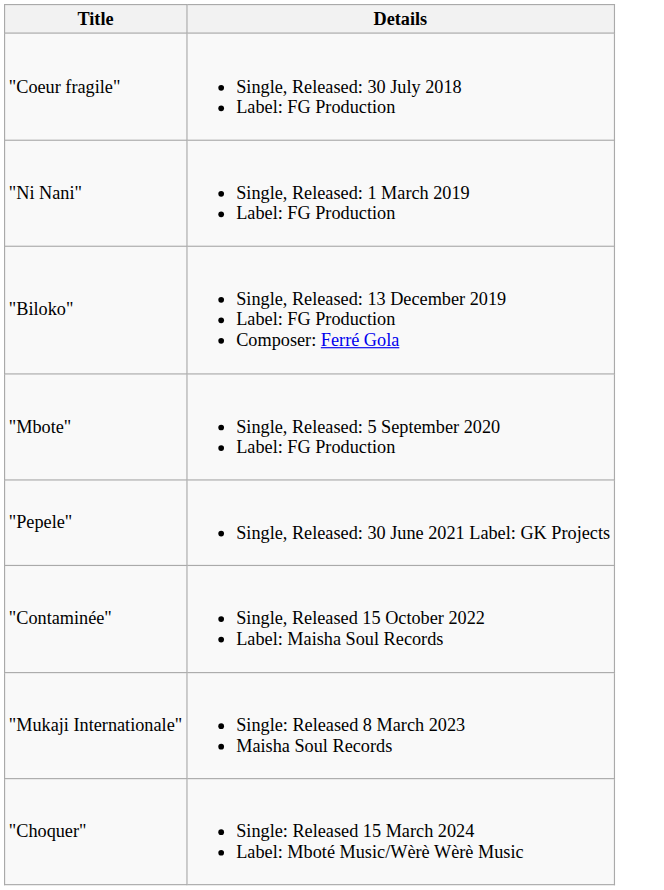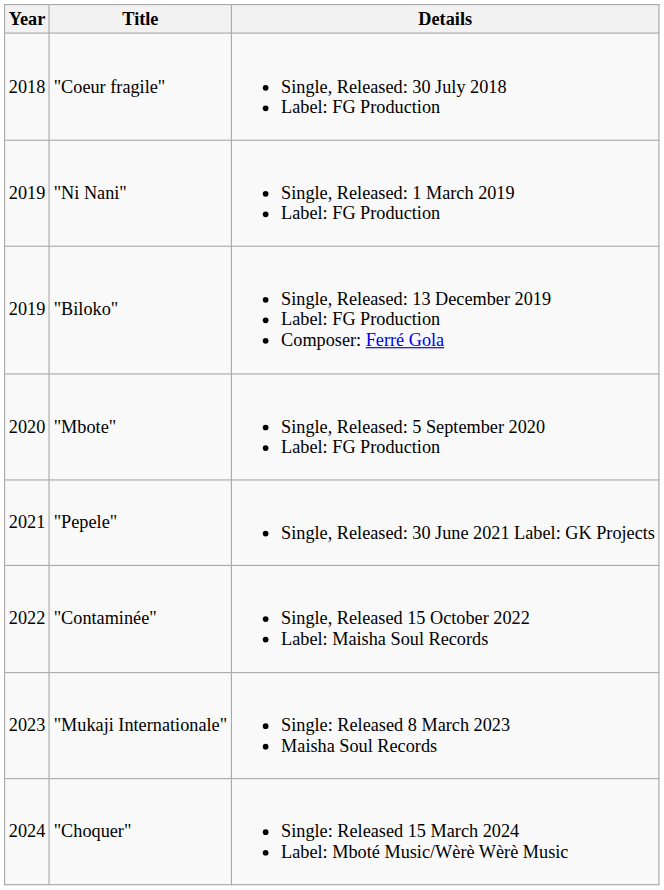+ column: (27, 18)
